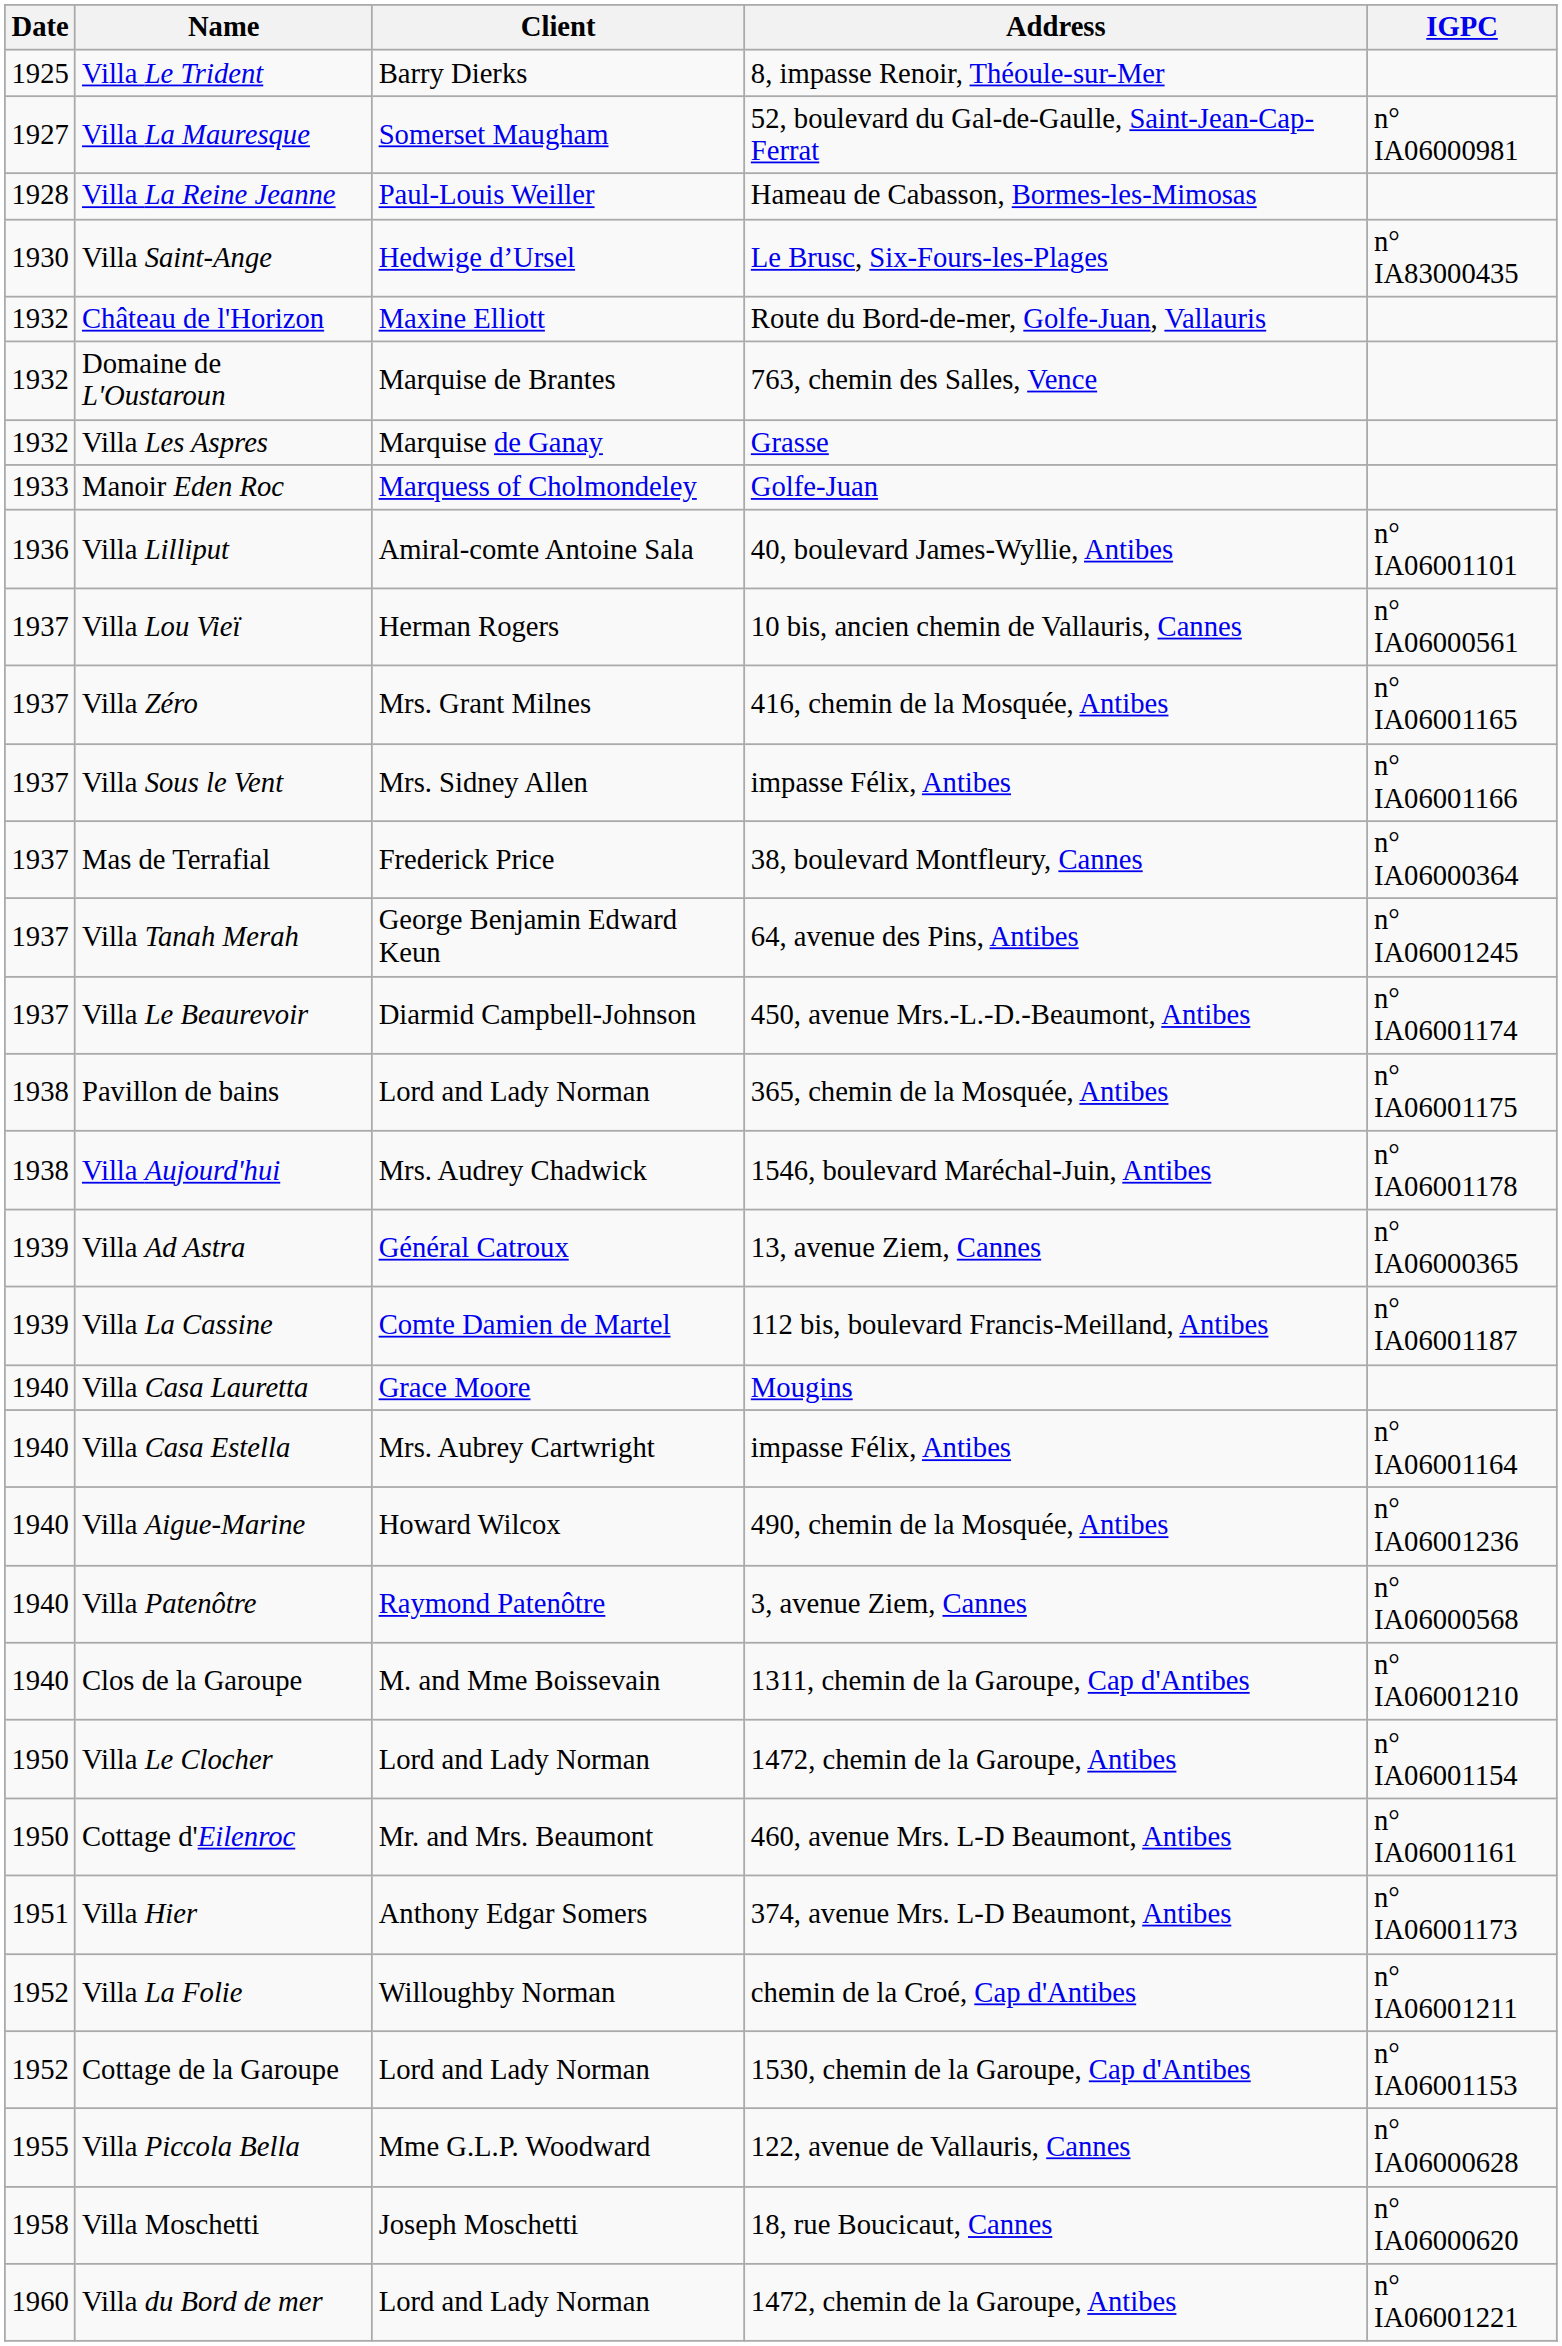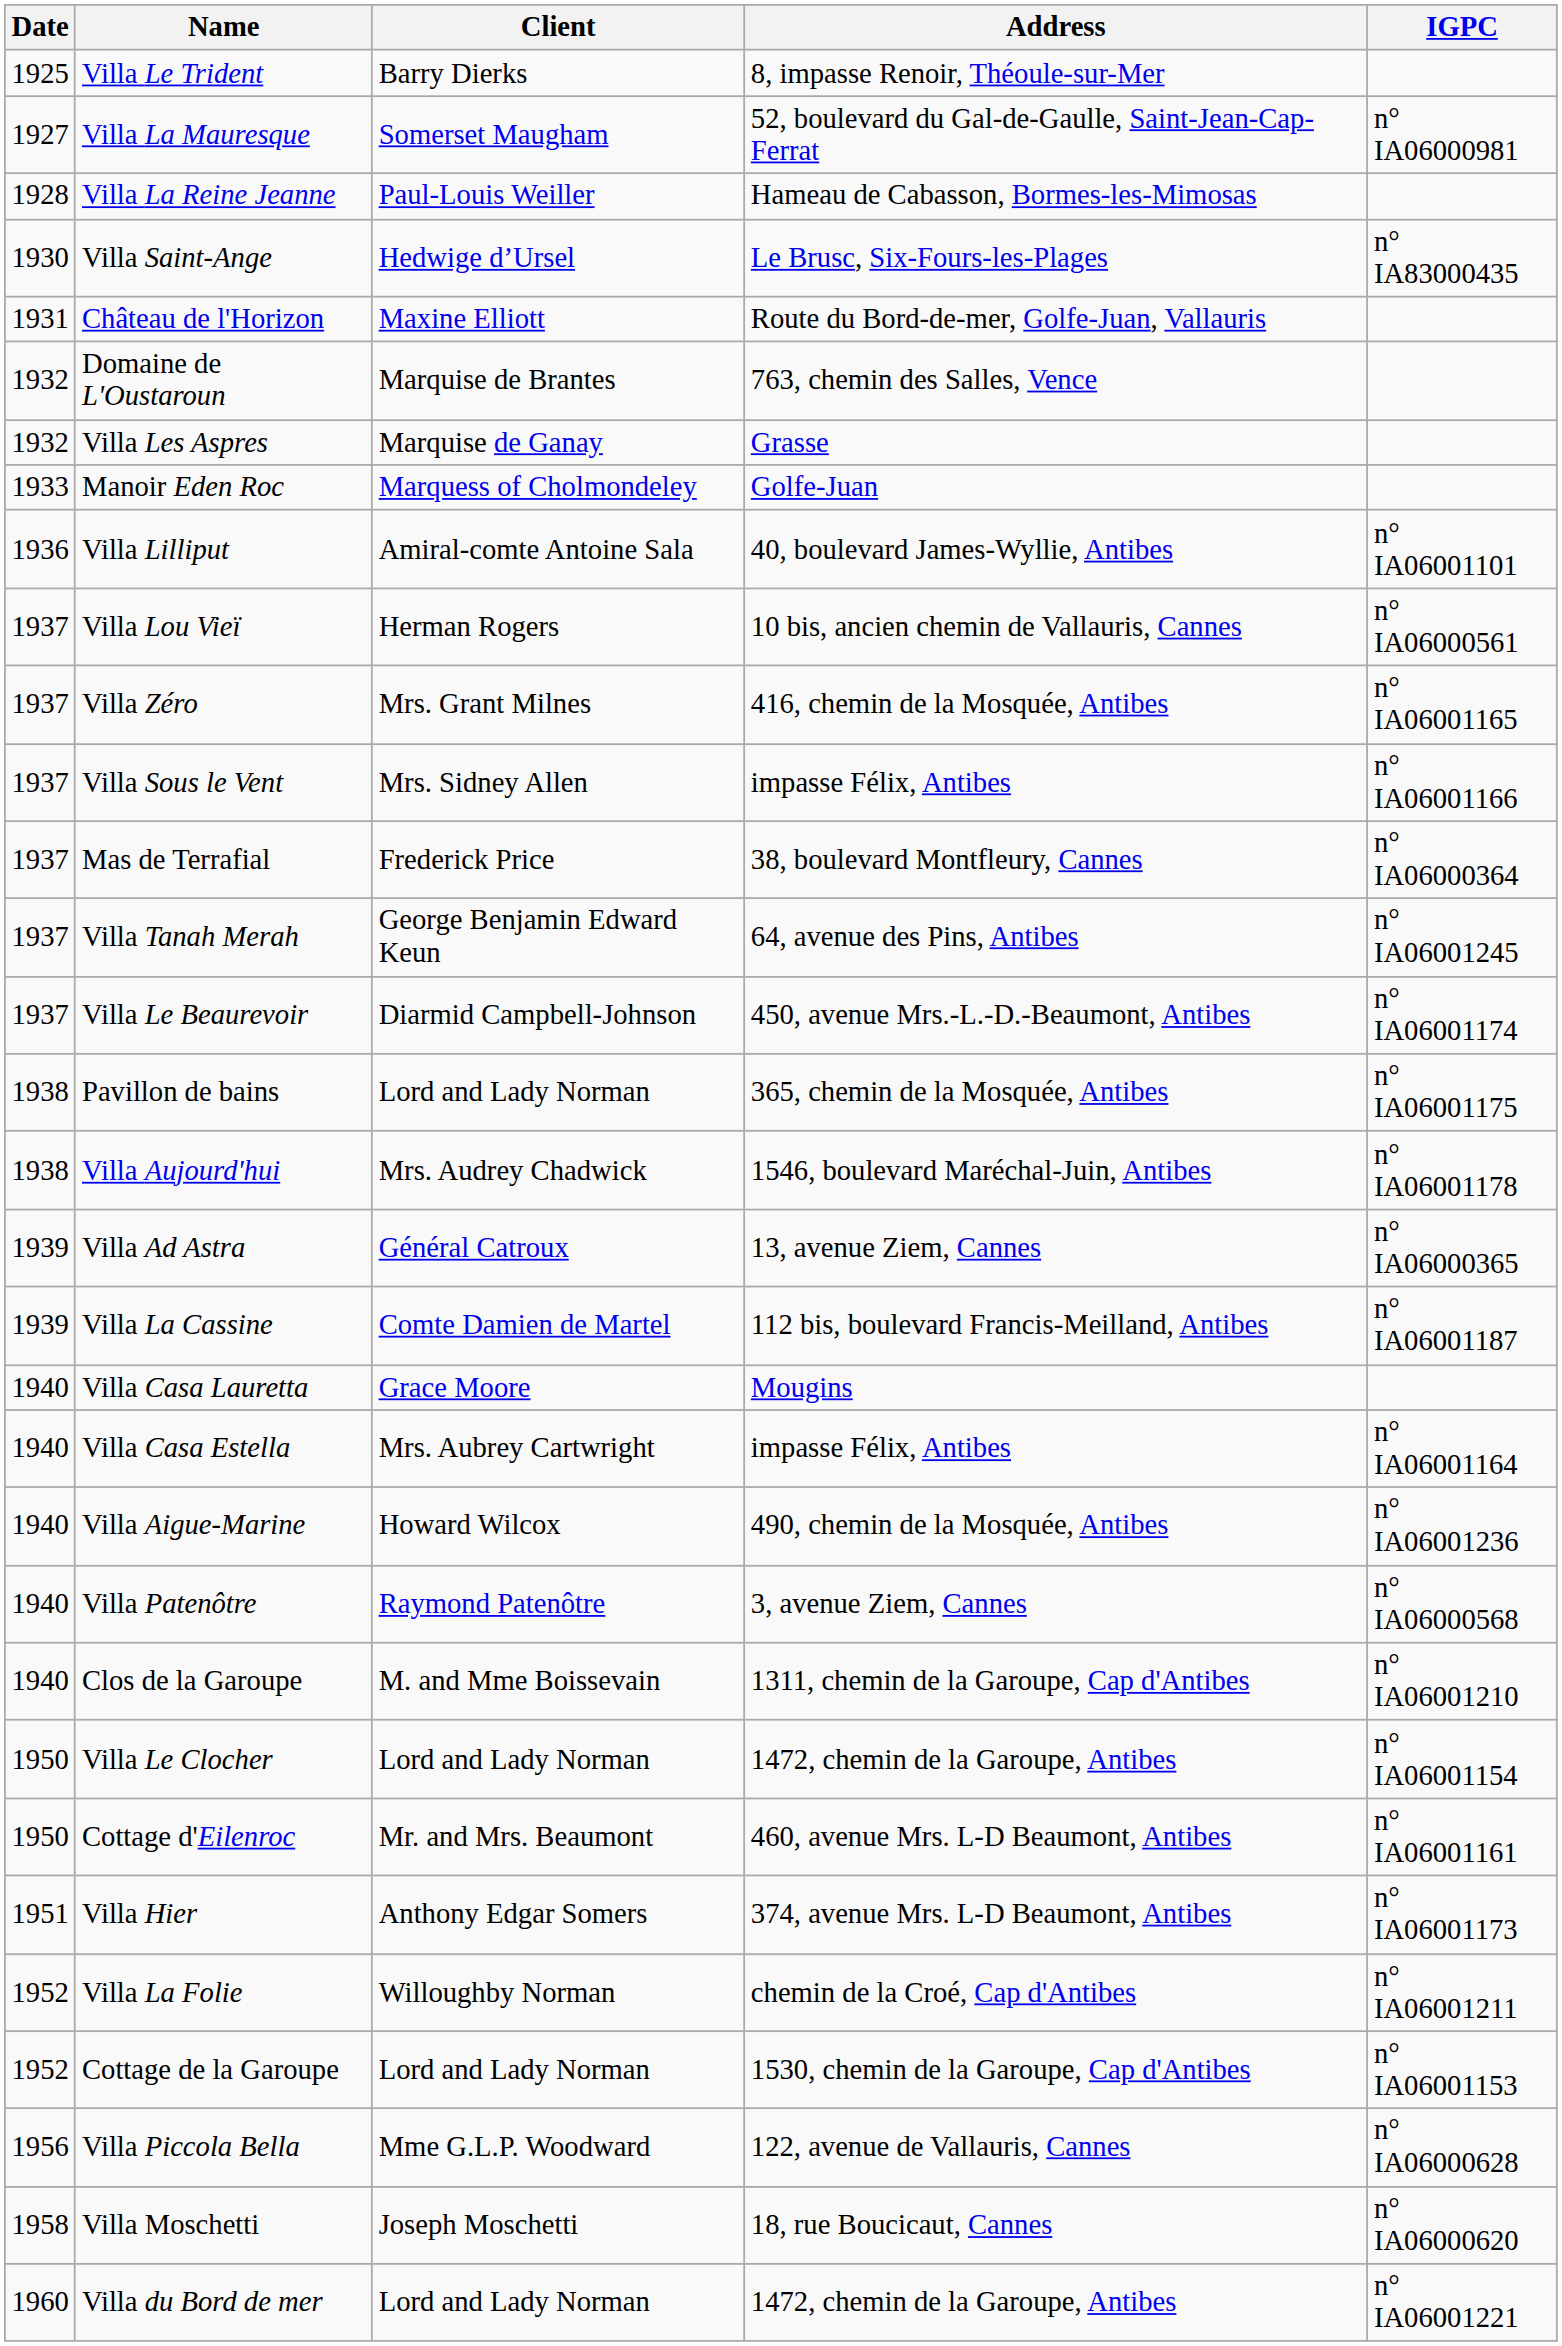(40, 318) 1932 -> (40, 318) 1931
(40, 2147) 1955 -> (40, 2147) 1956
